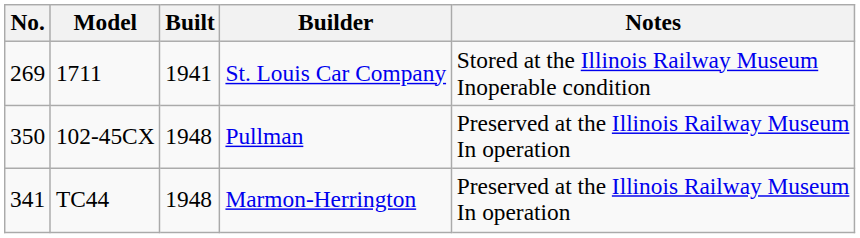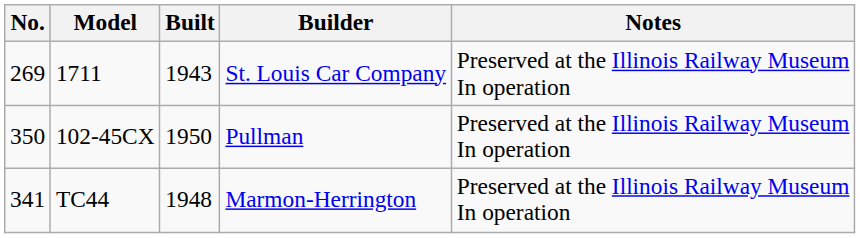(189, 73) 1941 -> (189, 73) 1943
(638, 73) Stored at the Illinois Railway Museum Inoperable condition -> (653, 73) Preserved at the Illinois Railway Museum In operation
(189, 136) 1948 -> (189, 136) 1950
